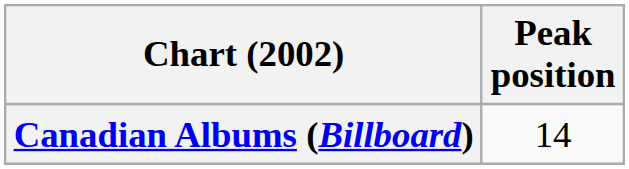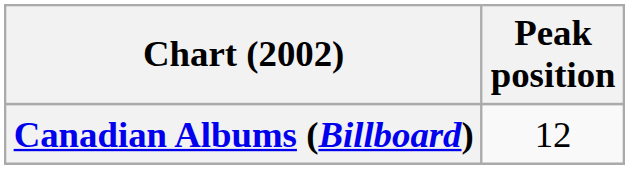(553, 133) 14 -> (553, 133) 12
